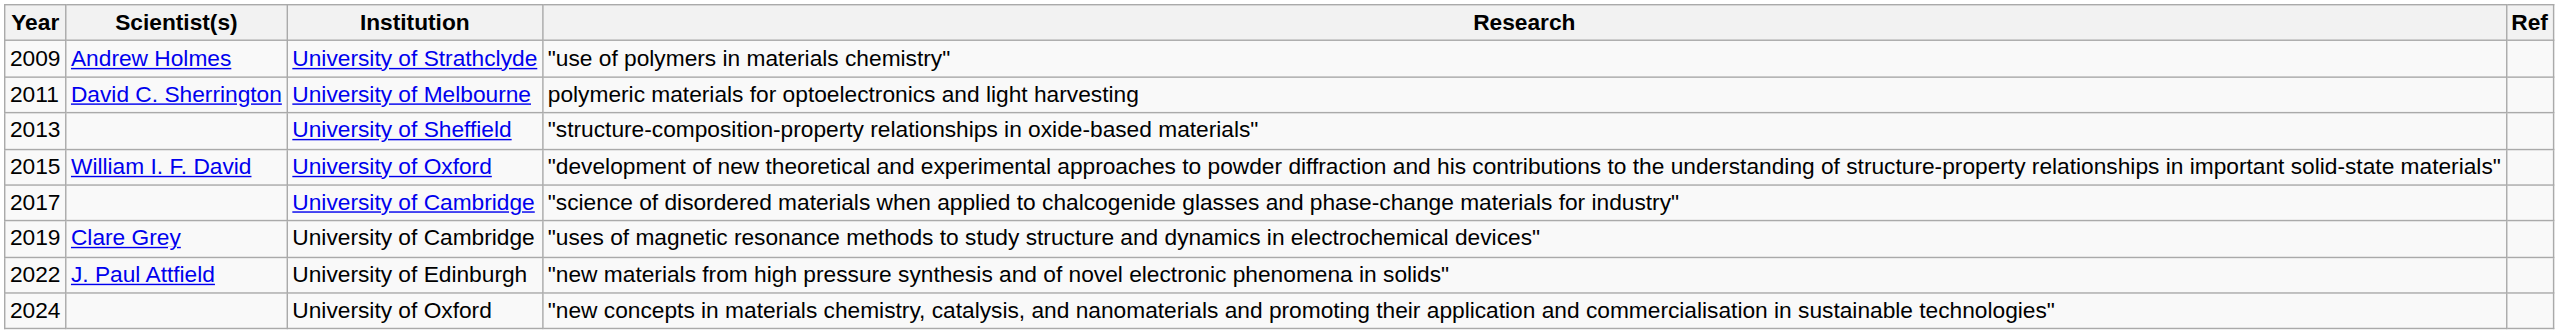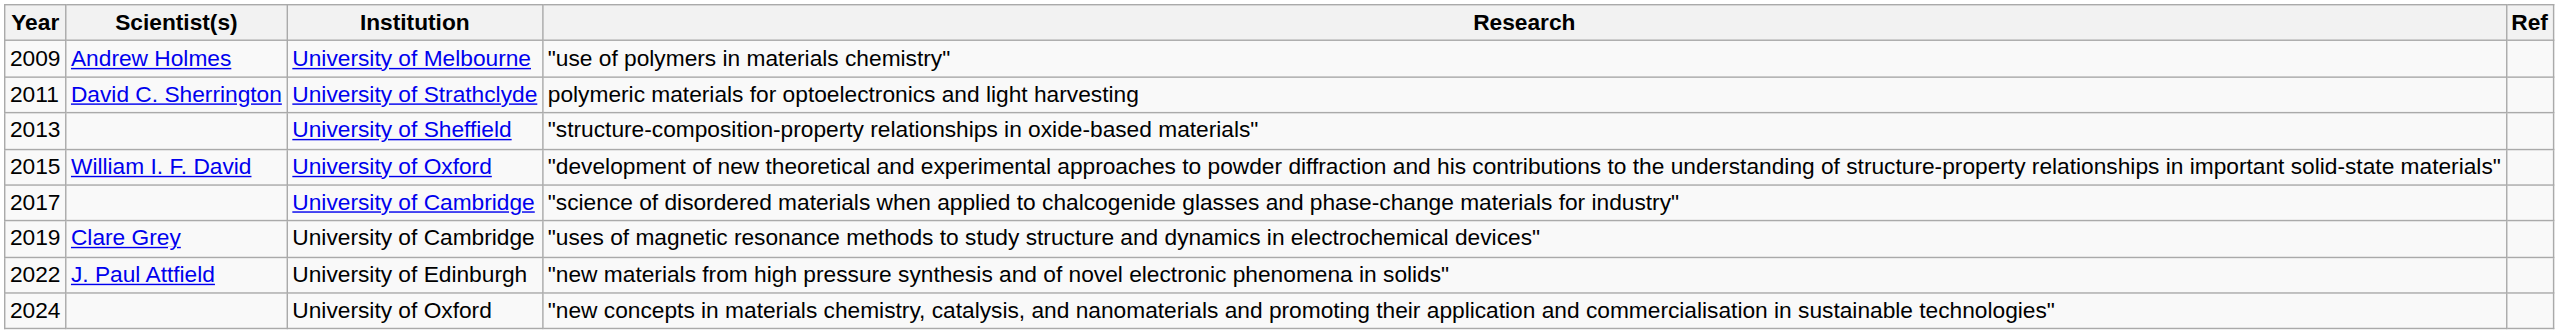(415, 58) University of Strathclyde -> (412, 58) University of Melbourne
(412, 94) University of Melbourne -> (415, 94) University of Strathclyde
